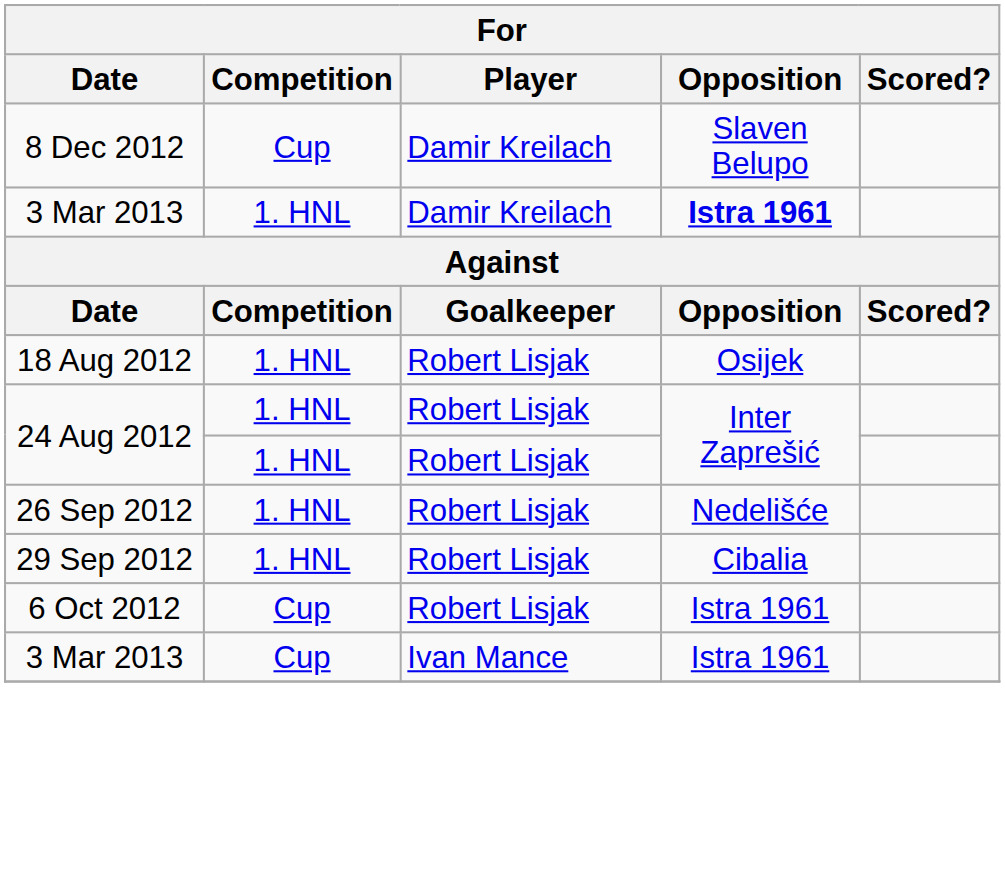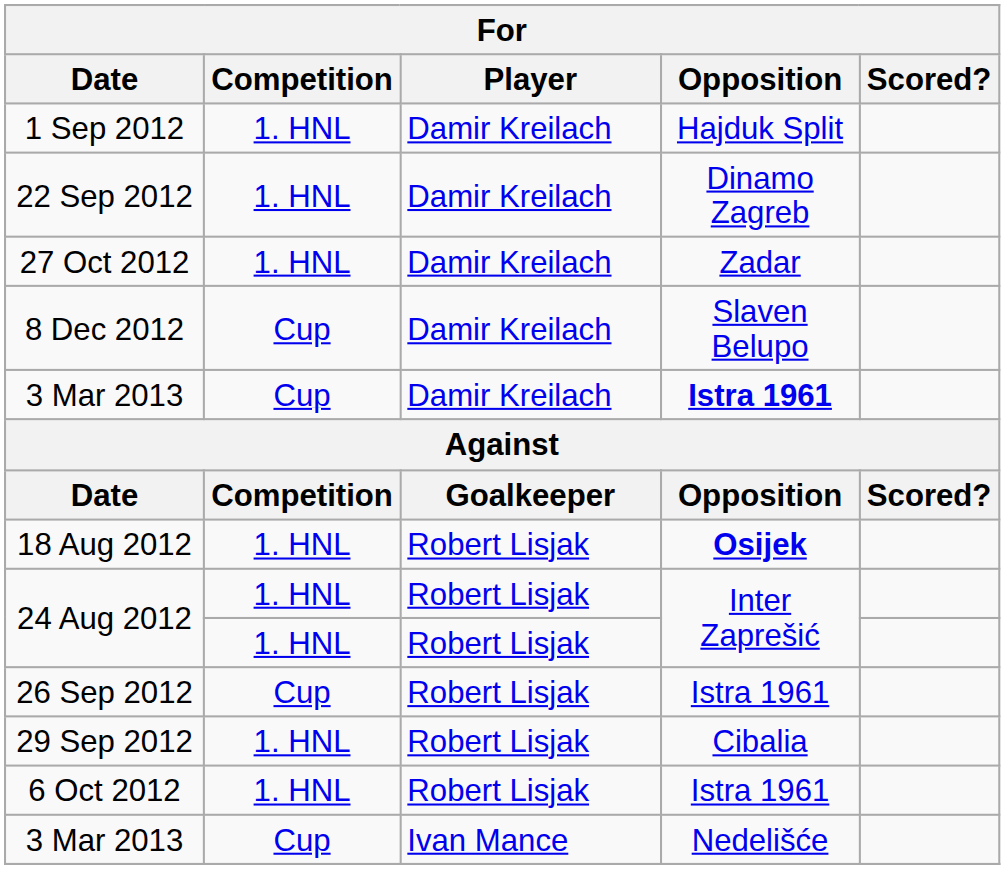+ row: (104, 129)
+ row: (105, 195)
+ row: (105, 262)
(302, 213) 1. HNL -> (302, 396) Cup
(760, 361) normal -> (760, 544) bold
(302, 509) 1. HNL -> (302, 692) Cup
(760, 509) Nedelišće -> (760, 692) Istra 1961
(302, 607) Cup -> (302, 790) 1. HNL
(760, 657) Istra 1961 -> (760, 839) Nedelišće
